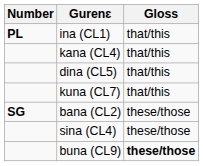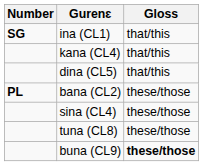(15, 33) PL -> (16, 33) SG
- row: (90, 92)
(16, 111) SG -> (15, 92) PL
+ row: (89, 131)
